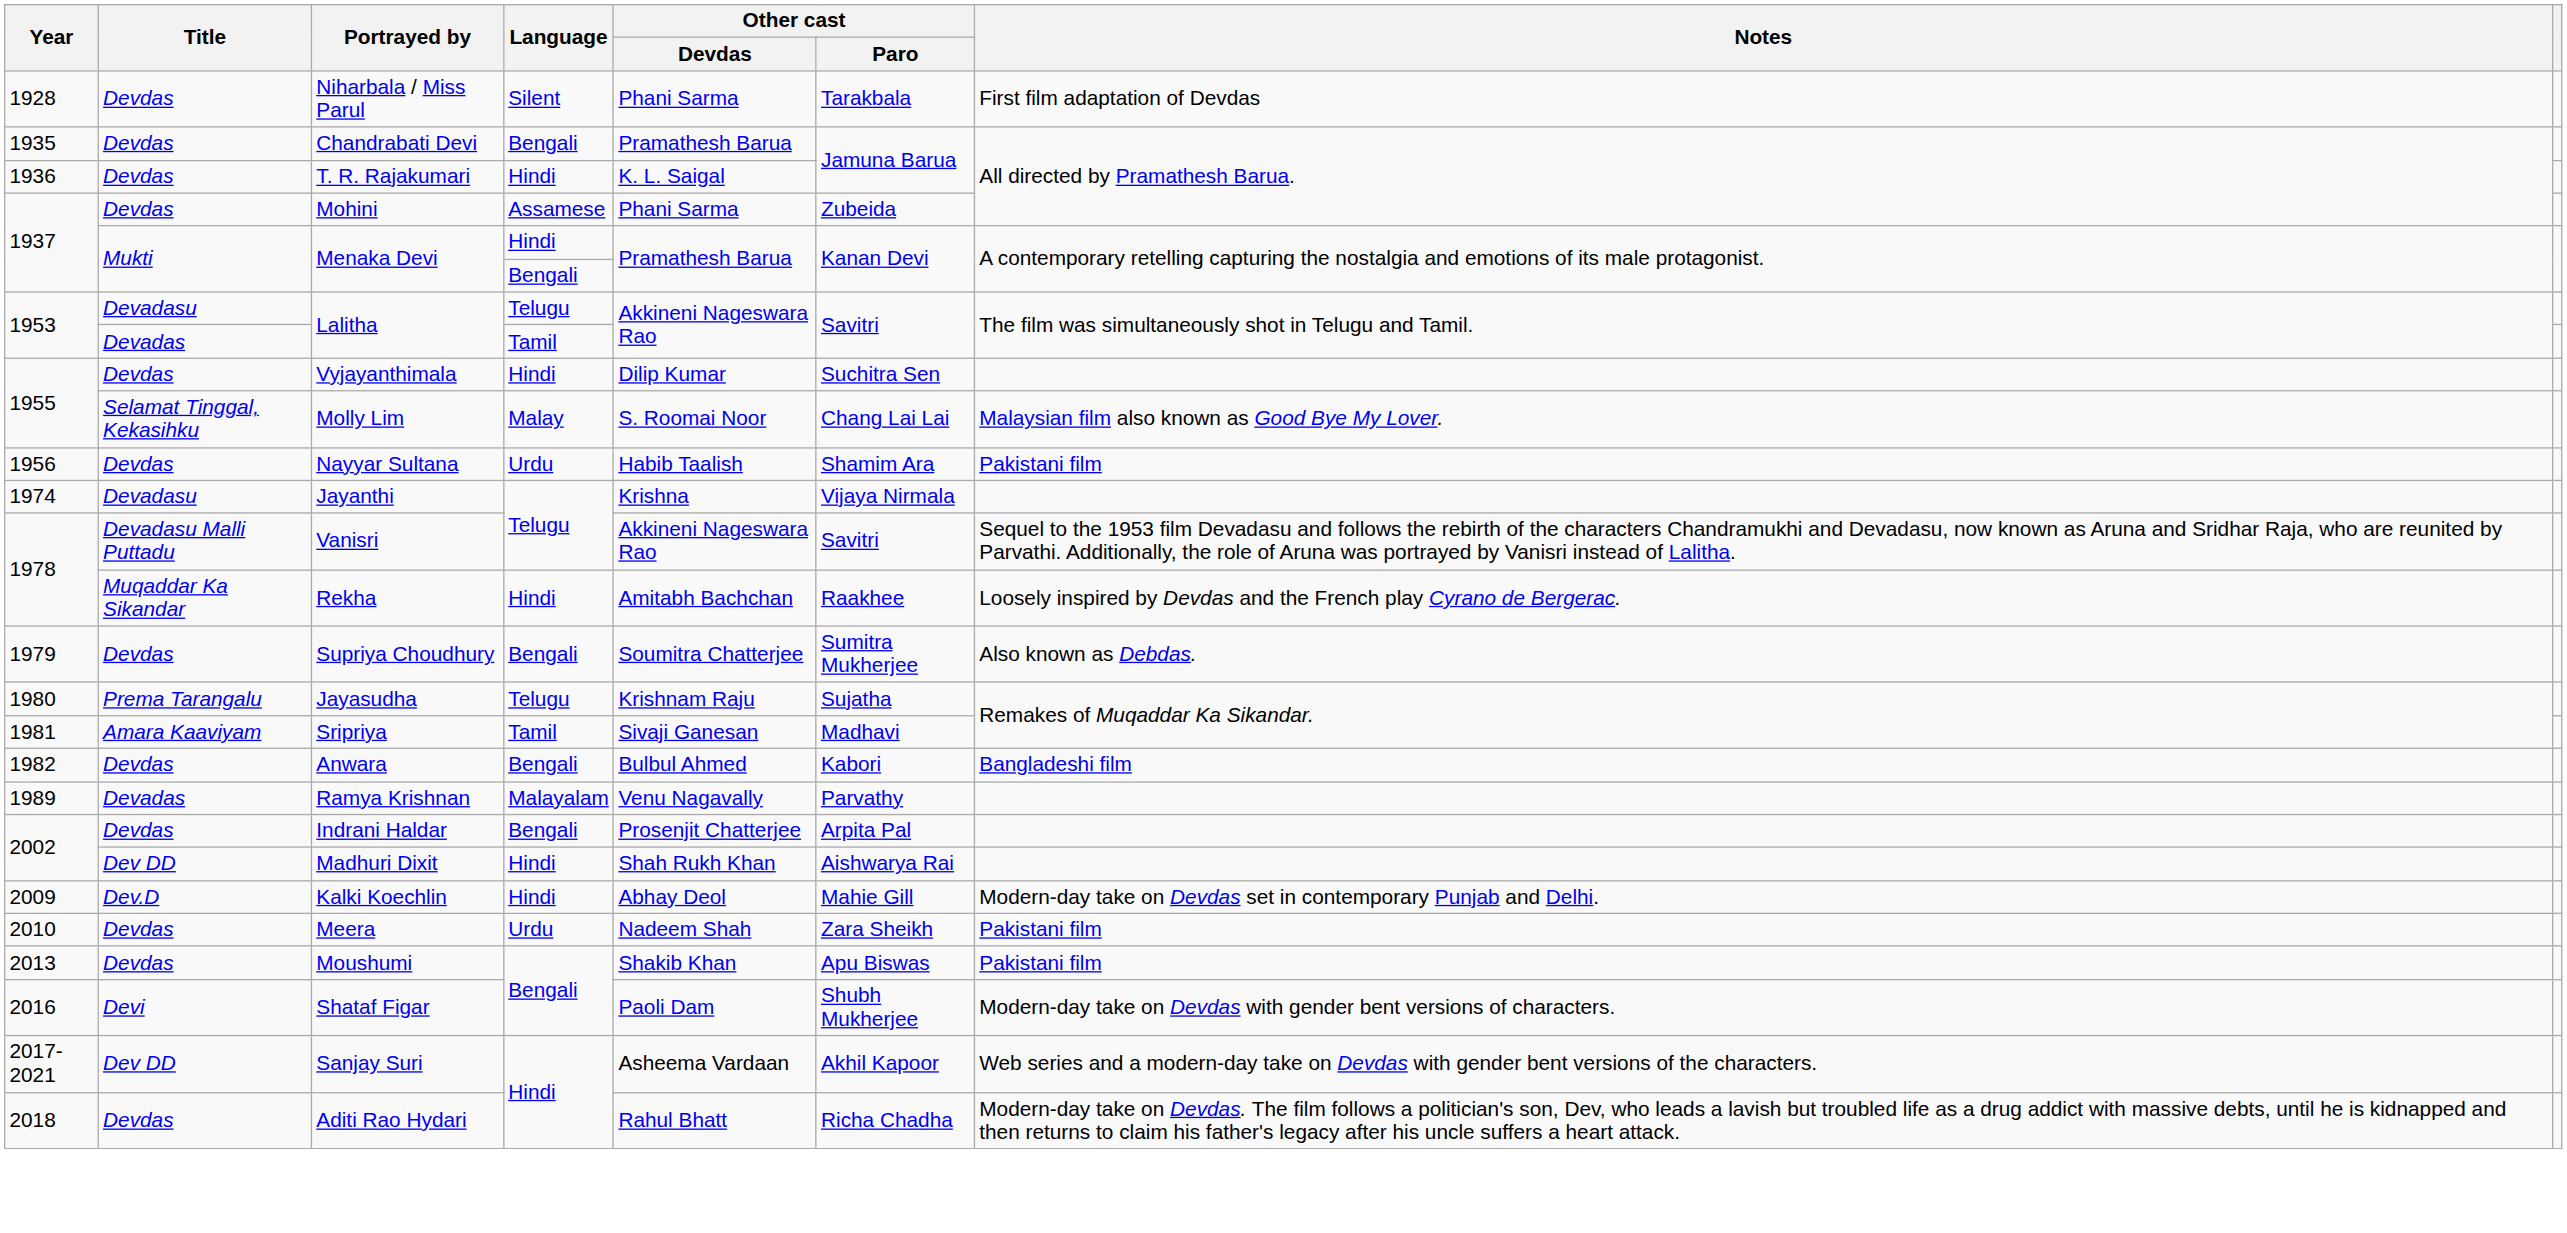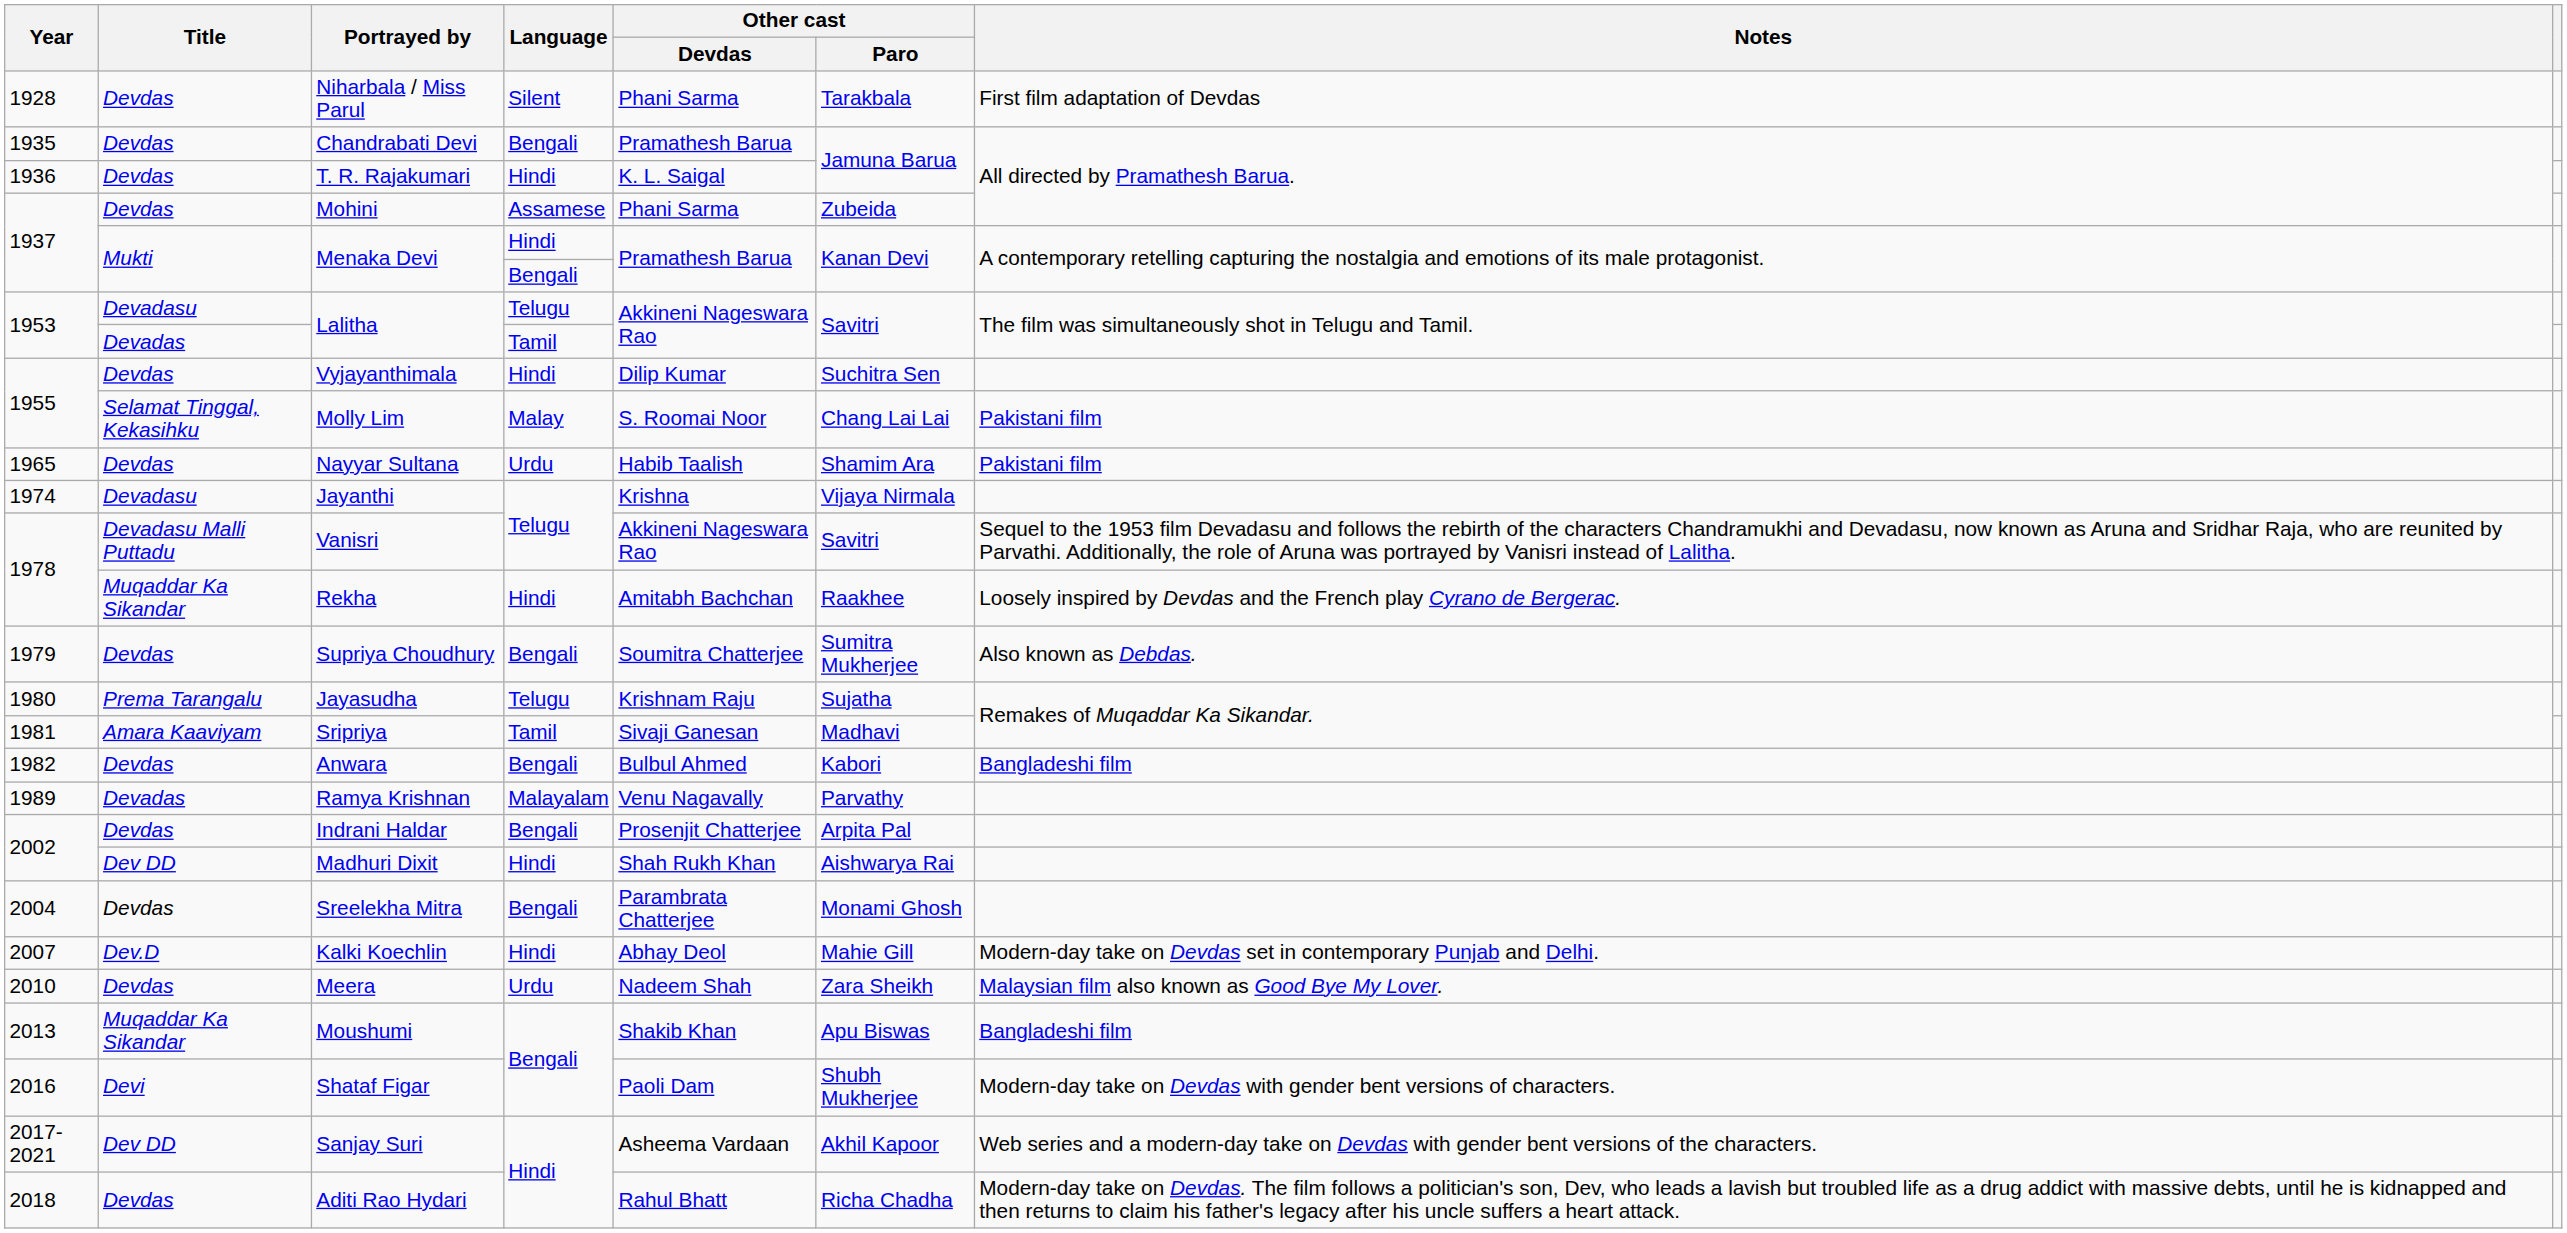(1211, 418) Malaysian film also known as Good Bye My Lover. -> (1041, 418) Pakistani film
(33, 463) 1956 -> (33, 463) 1965
+ row: (389, 908)
(33, 896) 2009 -> (33, 953) 2007
(1041, 929) Pakistani film -> (1211, 986) Malaysian film also known as Good Bye My Lover.
(138, 962) Devdas -> (165, 1030) Muqaddar Ka Sikandar
(1041, 962) Pakistani film -> (1056, 1030) Bangladeshi film
